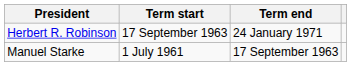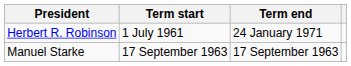(175, 33) 17 September 1963 -> (153, 33) 1 July 1961
(153, 52) 1 July 1961 -> (175, 52) 17 September 1963
